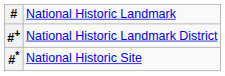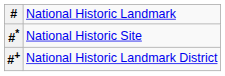rows swapped: (14, 35) <-> (14, 59)
